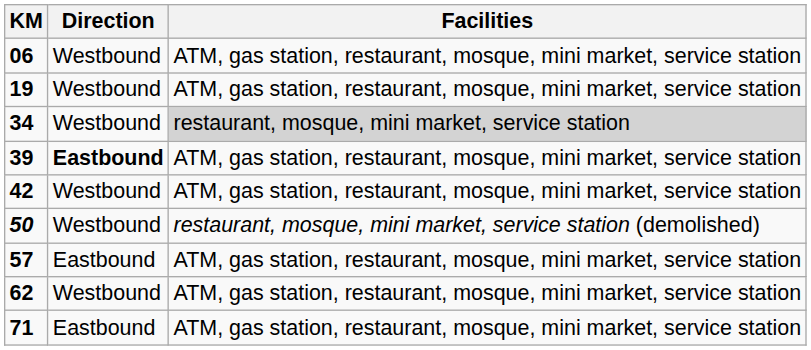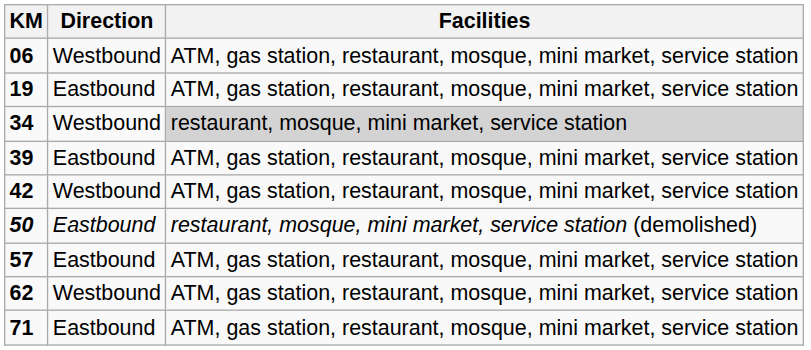(107, 89) Westbound -> (104, 89) Eastbound
(108, 157) bold -> (104, 157) normal
(107, 225) Westbound -> (104, 225) Eastbound
